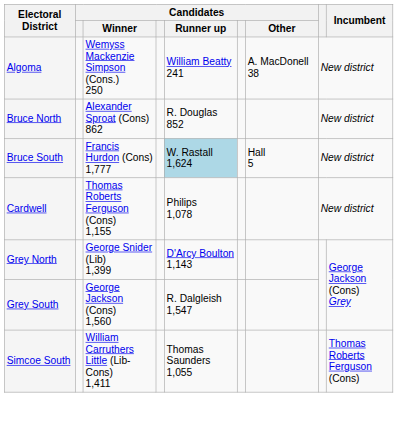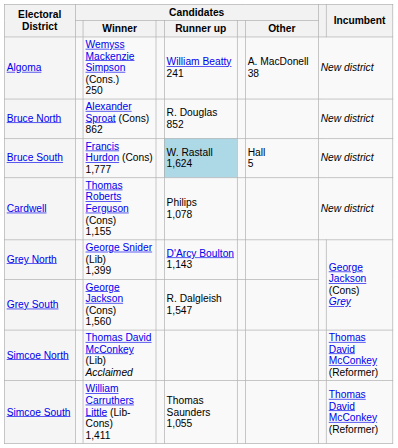+ row: (38, 355)
(350, 361) Thomas Roberts Ferguson (Cons) -> (353, 412) Thomas David McConkey (Reformer)
